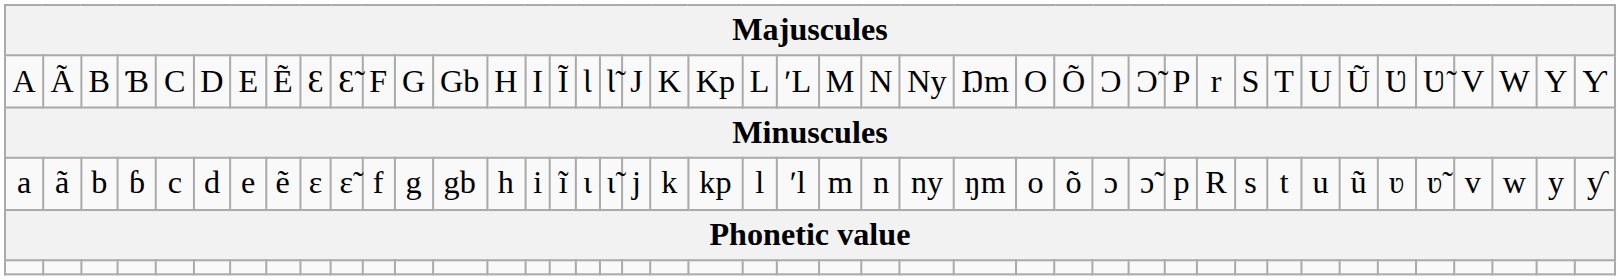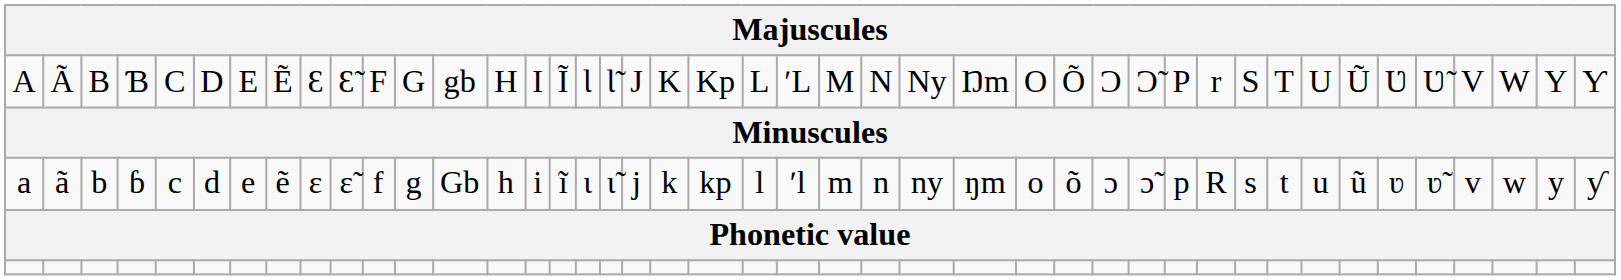(460, 81) Gb -> (460, 81) gb
(460, 183) gb -> (460, 183) Gb
